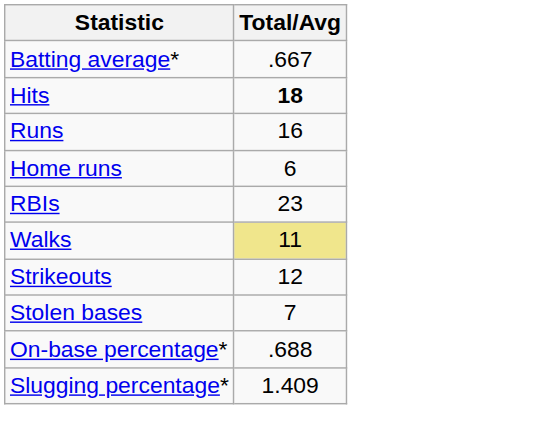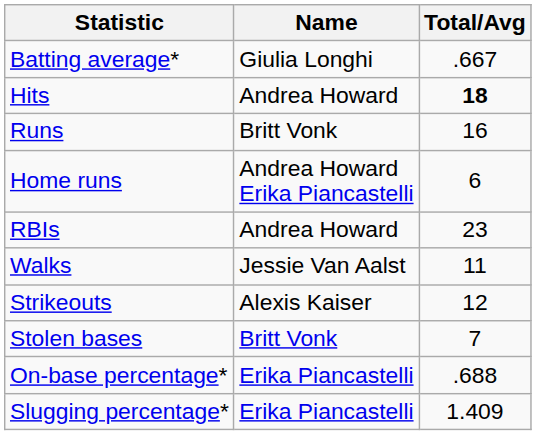+ column: (326, 22)
(290, 240) khaki background -> (475, 266) no background
